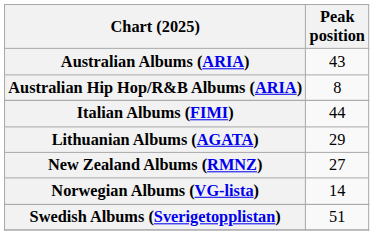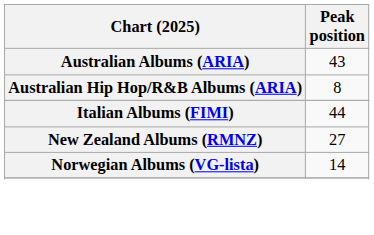- row: (155, 139)
- row: (155, 216)
